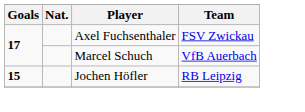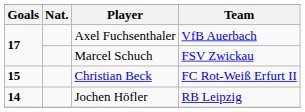(218, 35) FSV Zwickau -> (219, 35) VfB Auerbach
(219, 55) VfB Auerbach -> (218, 55) FSV Zwickau
+ row: (113, 76)
(14, 76) 15 -> (14, 96) 14
